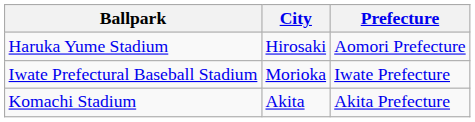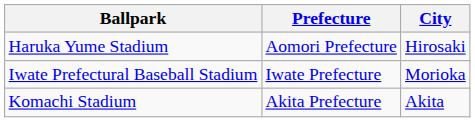columns swapped: (296, 18) <-> (400, 18)
